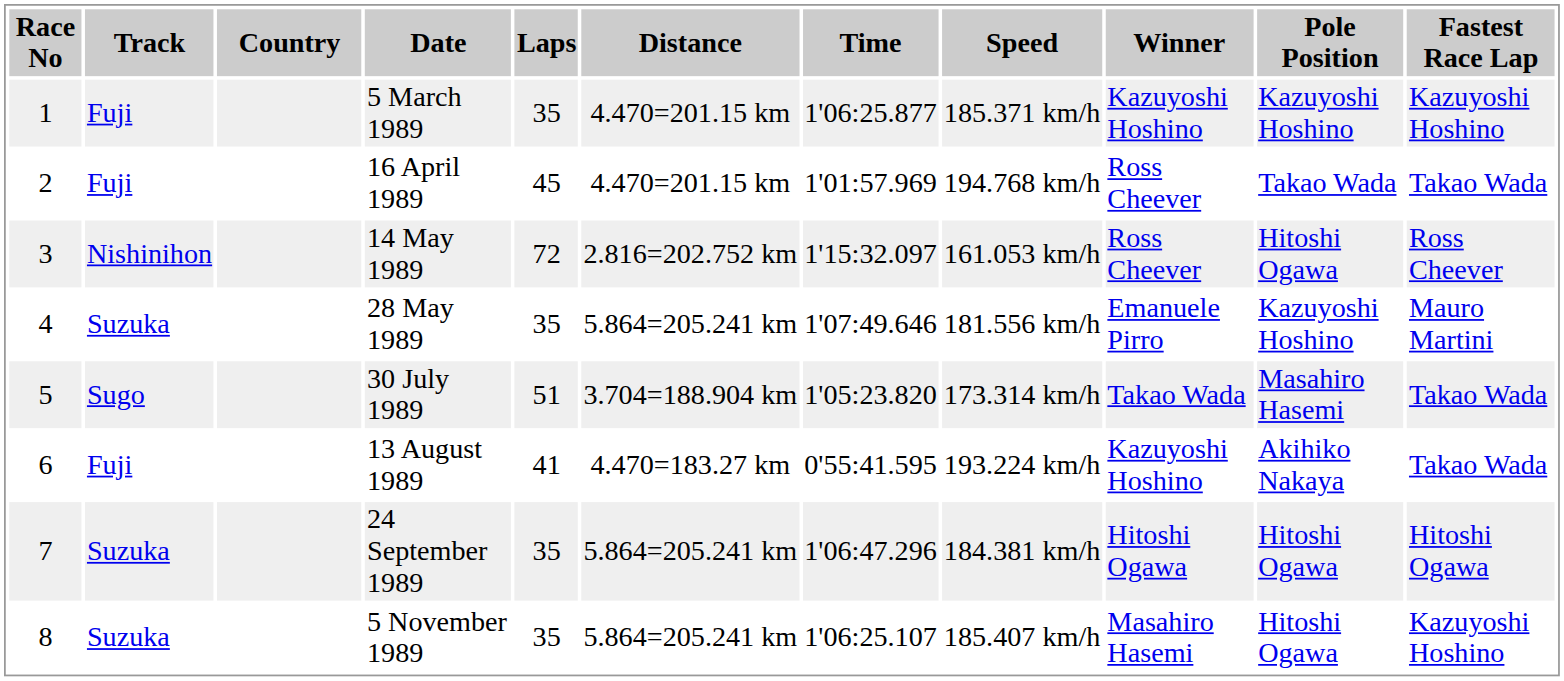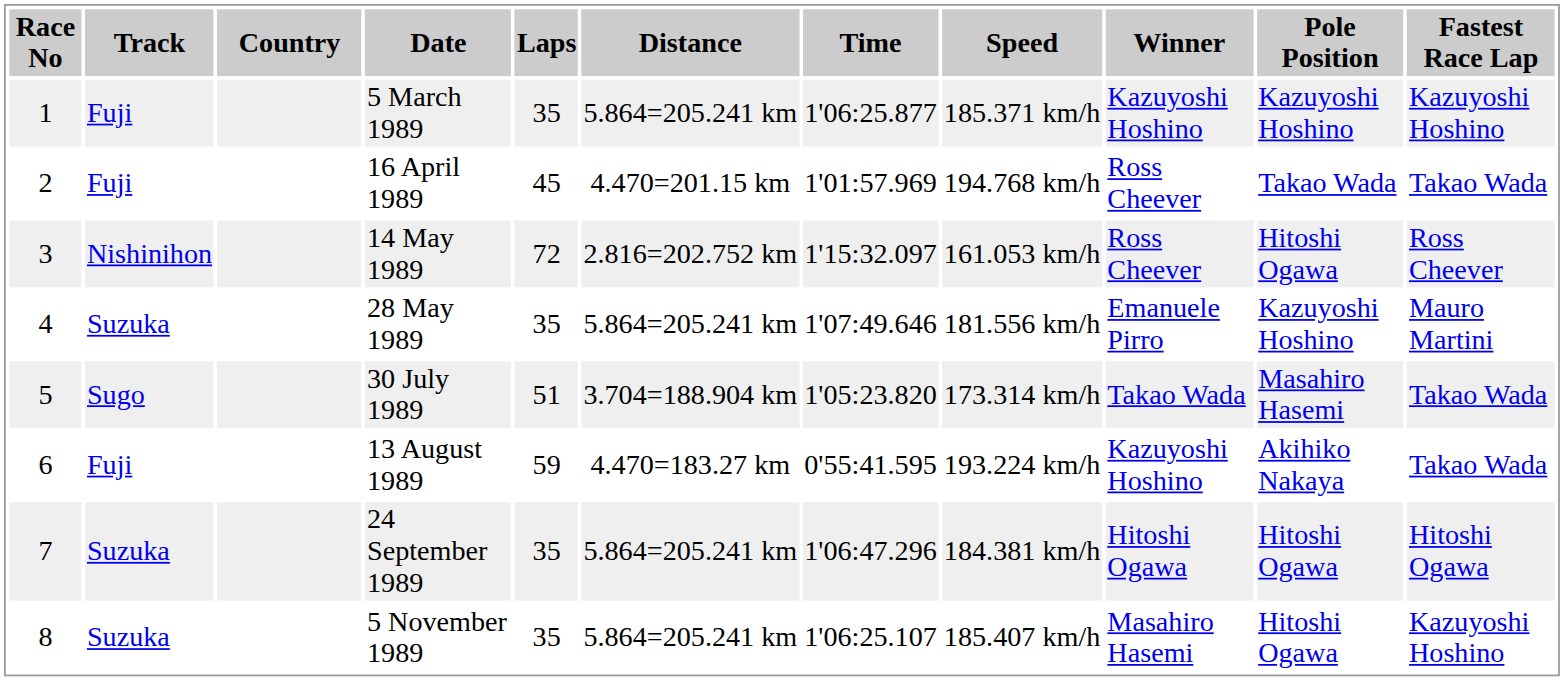(690, 112) 4.470=201.15 km -> (690, 112) 5.864=205.241 km
(547, 464) 41 -> (547, 464) 59
